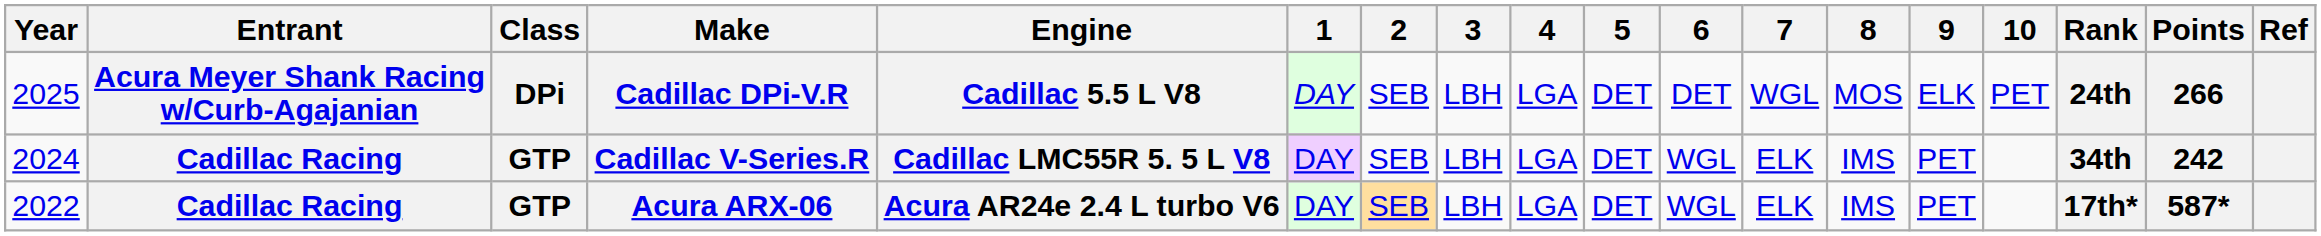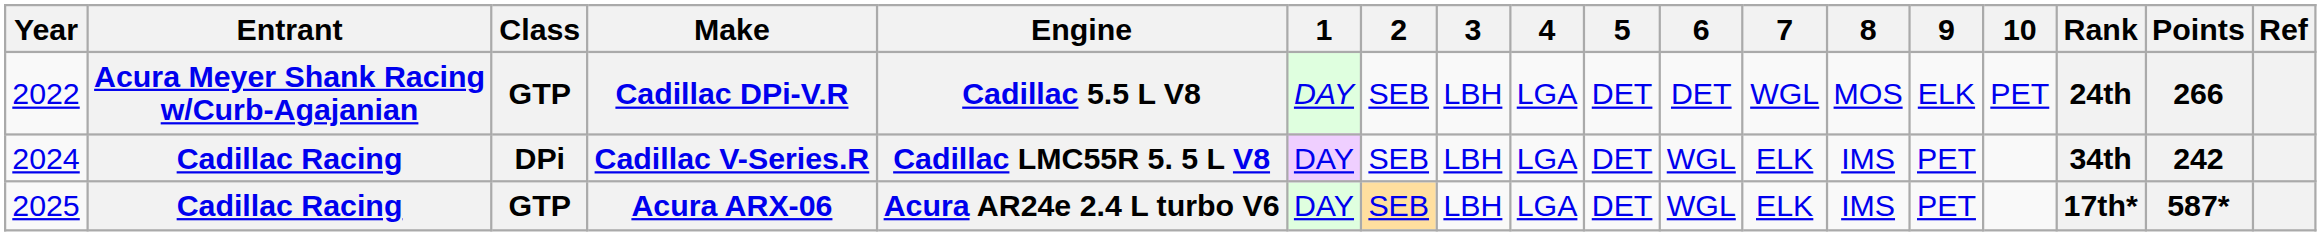(46, 93) 2025 -> (46, 93) 2022
(540, 93) DPi -> (540, 93) GTP
(540, 158) GTP -> (540, 158) DPi
(46, 205) 2022 -> (46, 205) 2025
